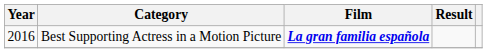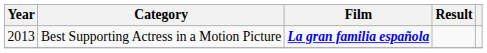(21, 36) 2016 -> (21, 36) 2013
